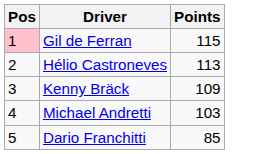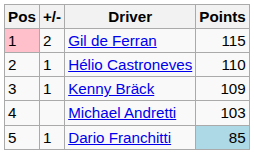+ column: (52, 17)
(208, 65) 113 -> (234, 65) 110
(212, 137) no background -> (237, 137) lightblue background
